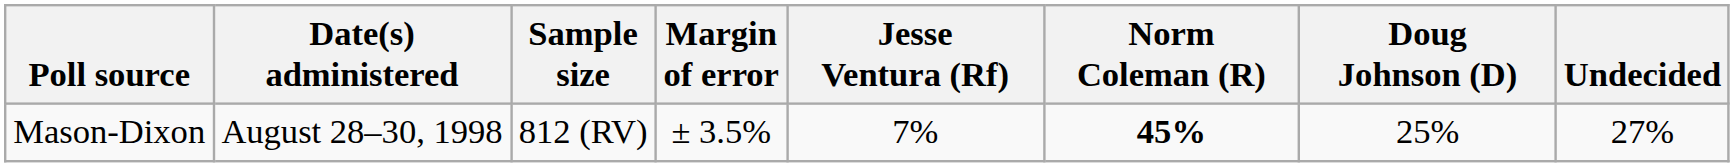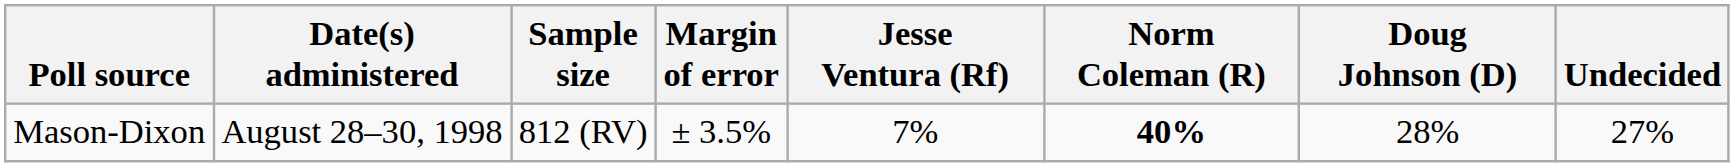(1171, 131) 45% -> (1171, 131) 40%
(1428, 131) 25% -> (1428, 131) 28%
